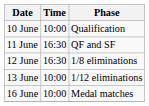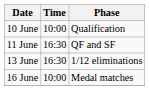- row: (22, 61)
(55, 77) 10:00 -> (55, 61) 16:30
